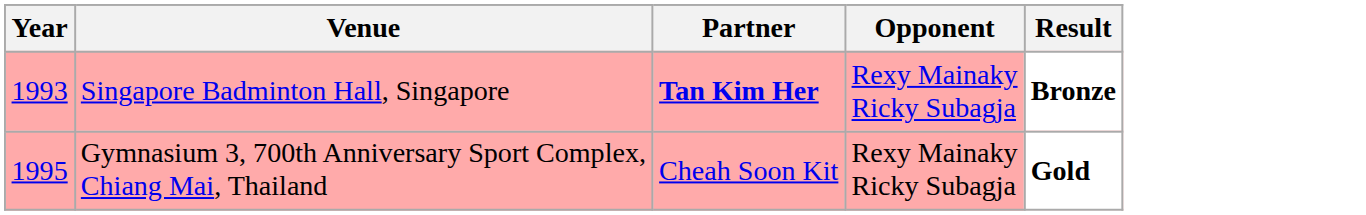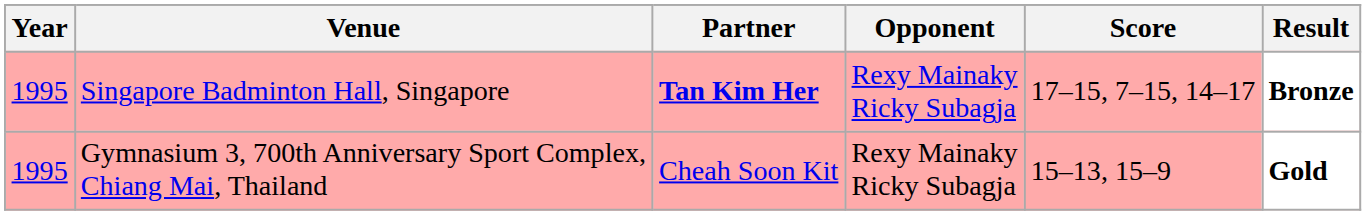+ column: (1143, 28)
(40, 90) 1993 -> (40, 90) 1995
